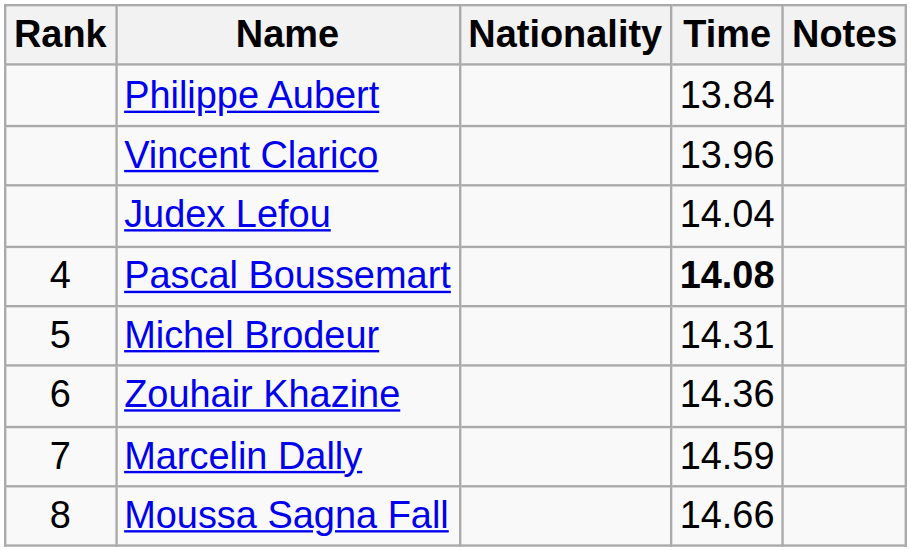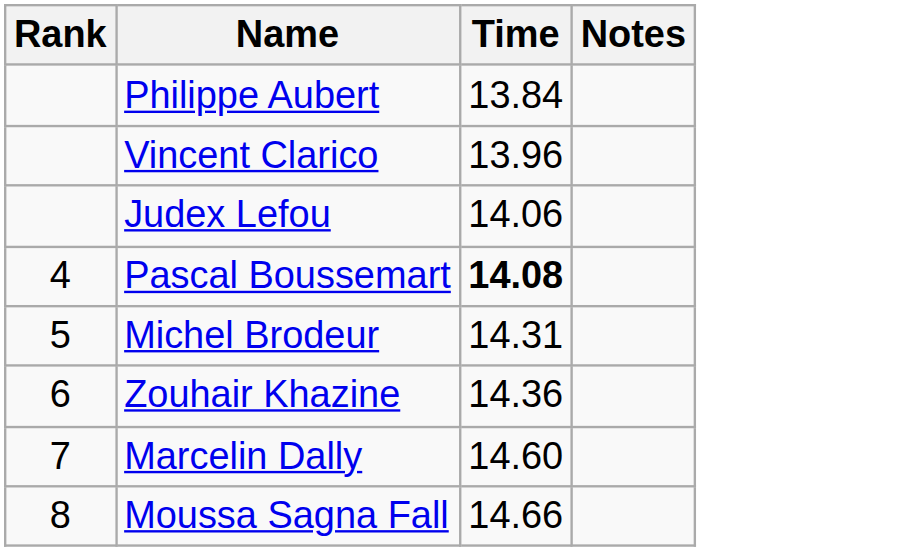- column: (565, 34)
(727, 214) 14.04 -> (516, 214) 14.06
(727, 455) 14.59 -> (516, 455) 14.60
